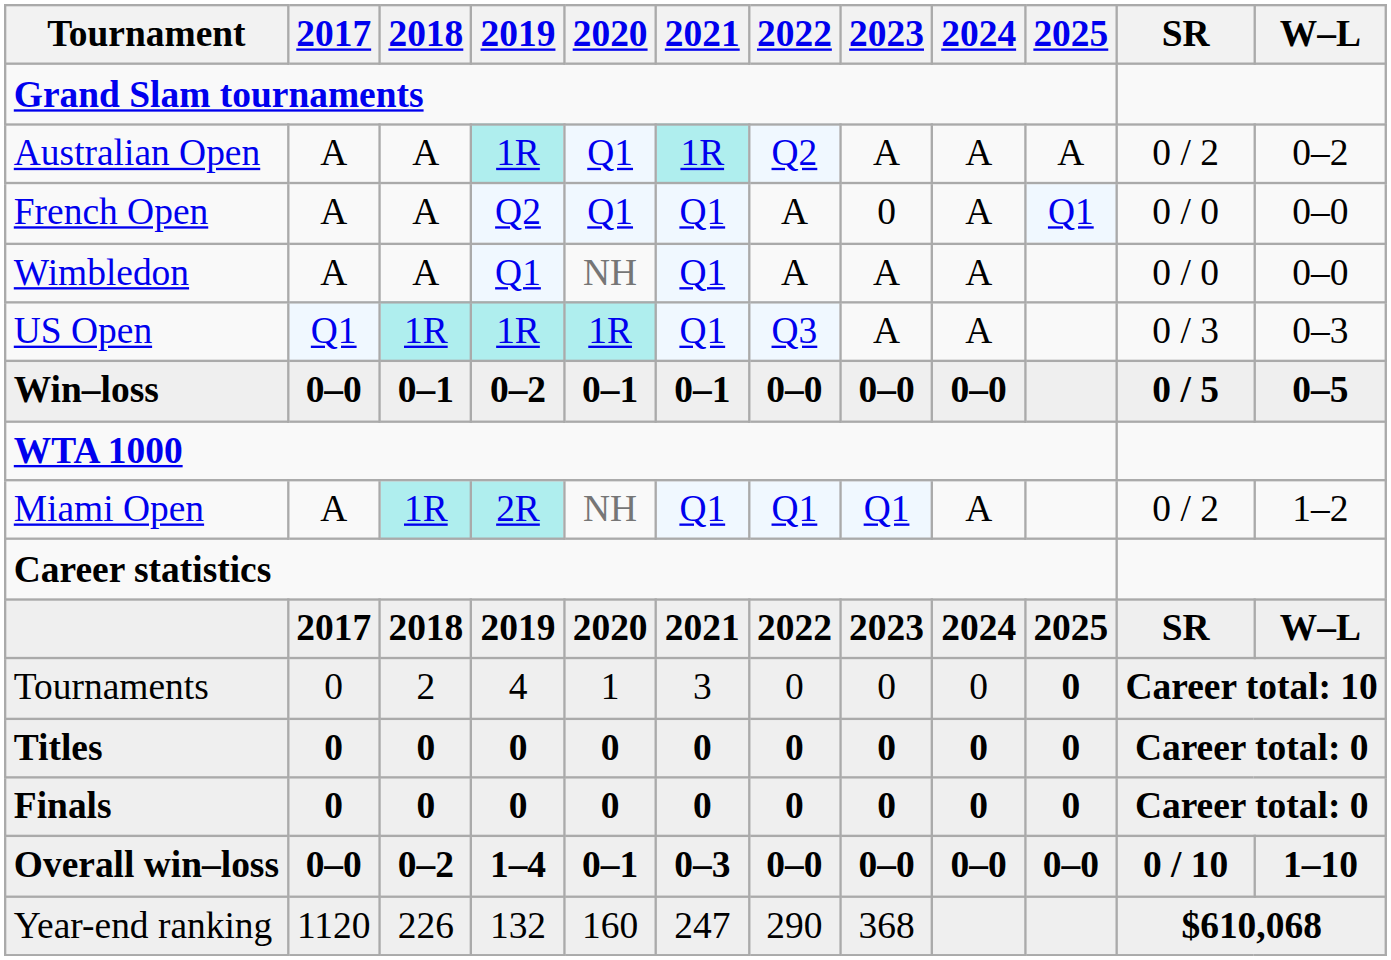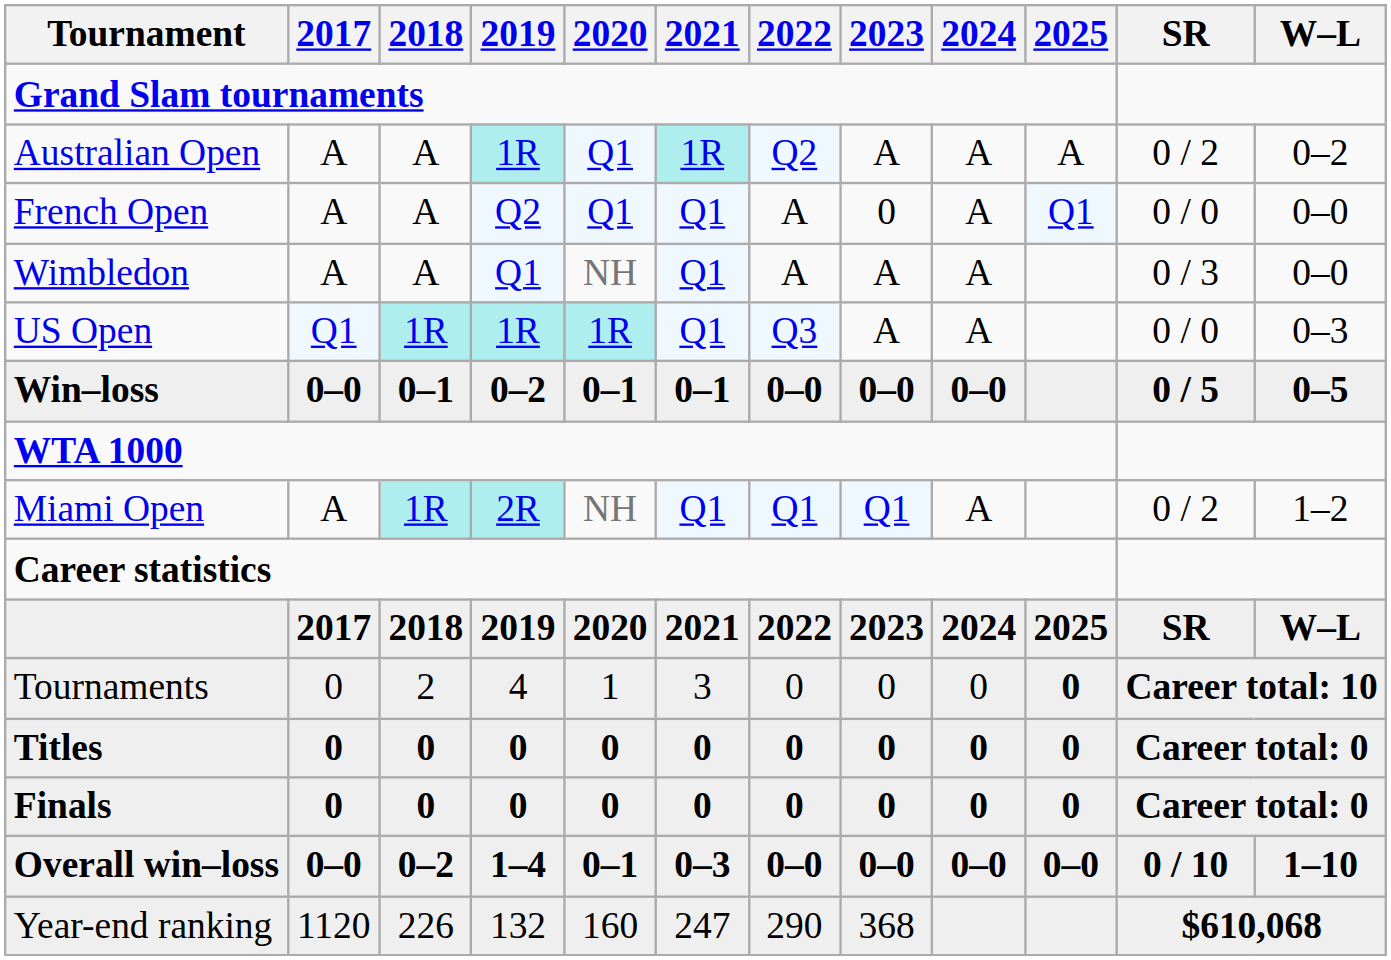(1186, 271) 0 / 0 -> (1186, 271) 0 / 3
(1186, 331) 0 / 3 -> (1186, 331) 0 / 0
